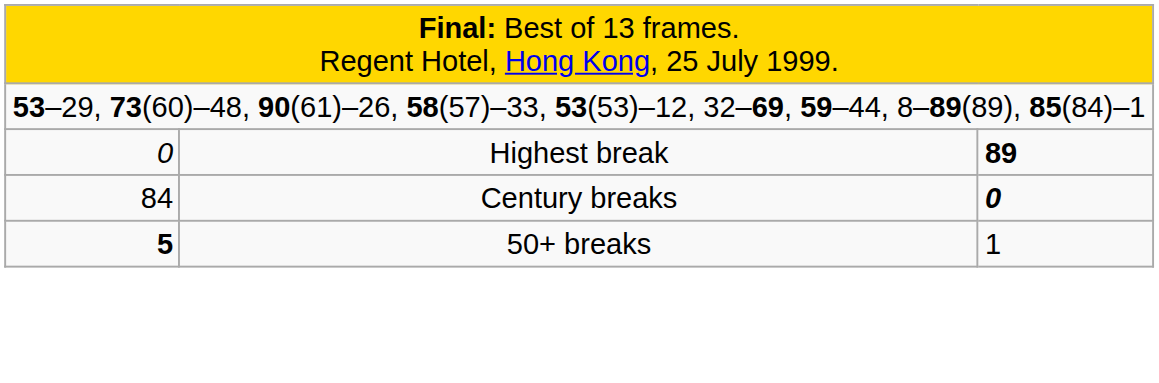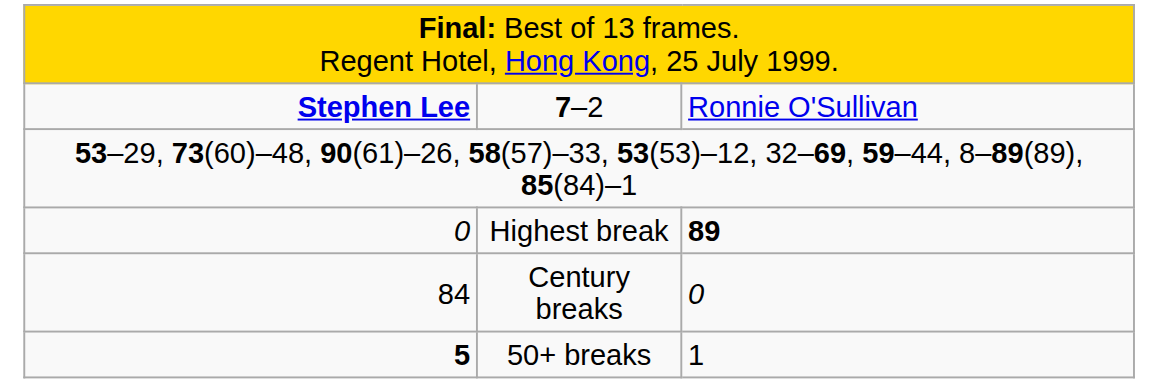+ row: (579, 107)
(993, 198) bold -> (696, 293) normal
